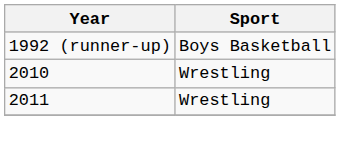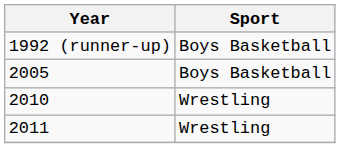+ row: (29, 74)
